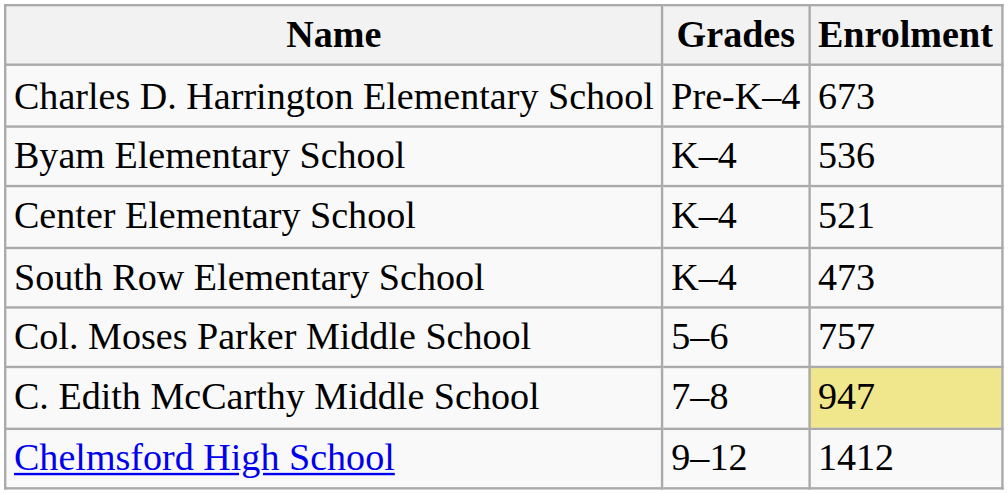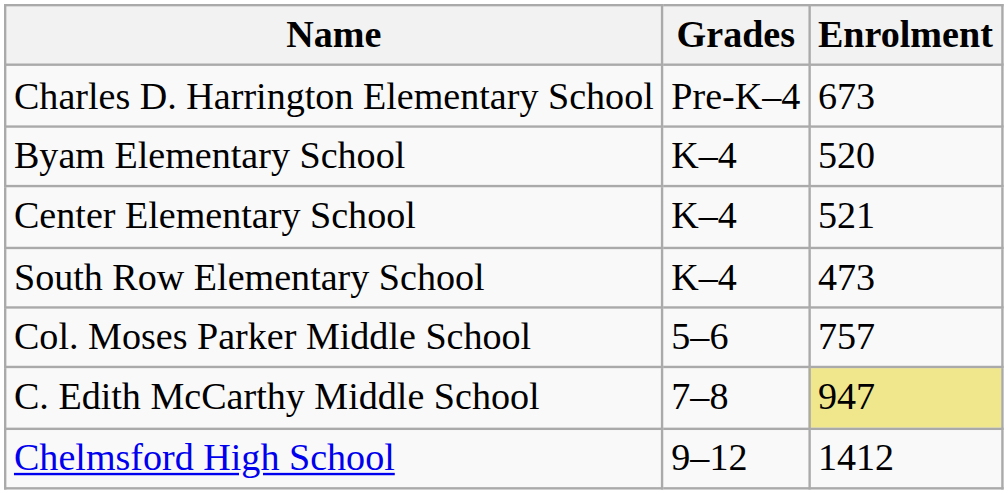(846, 155) 536 -> (846, 155) 520
